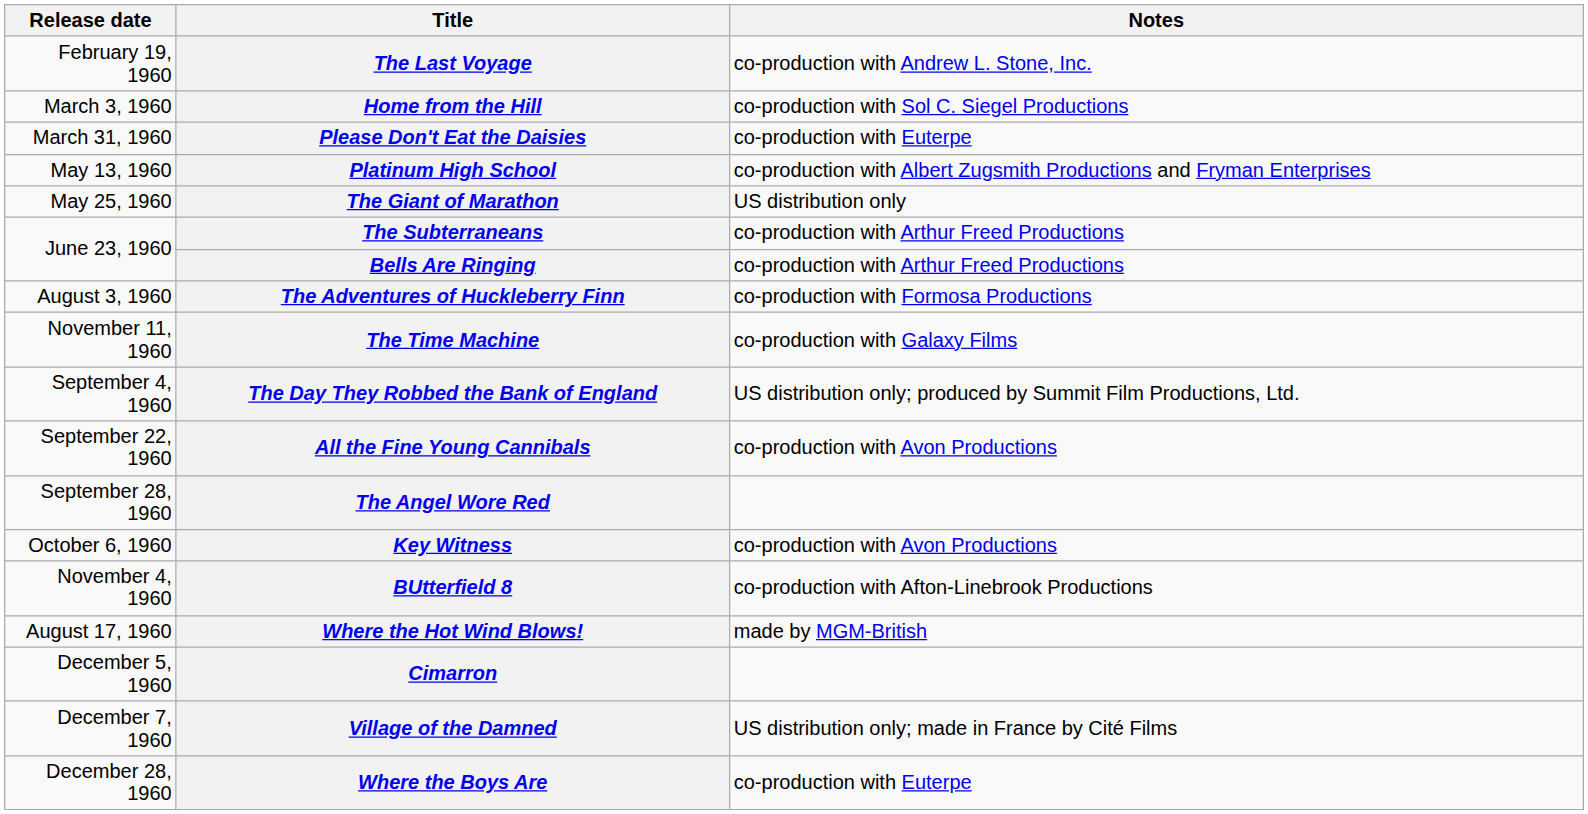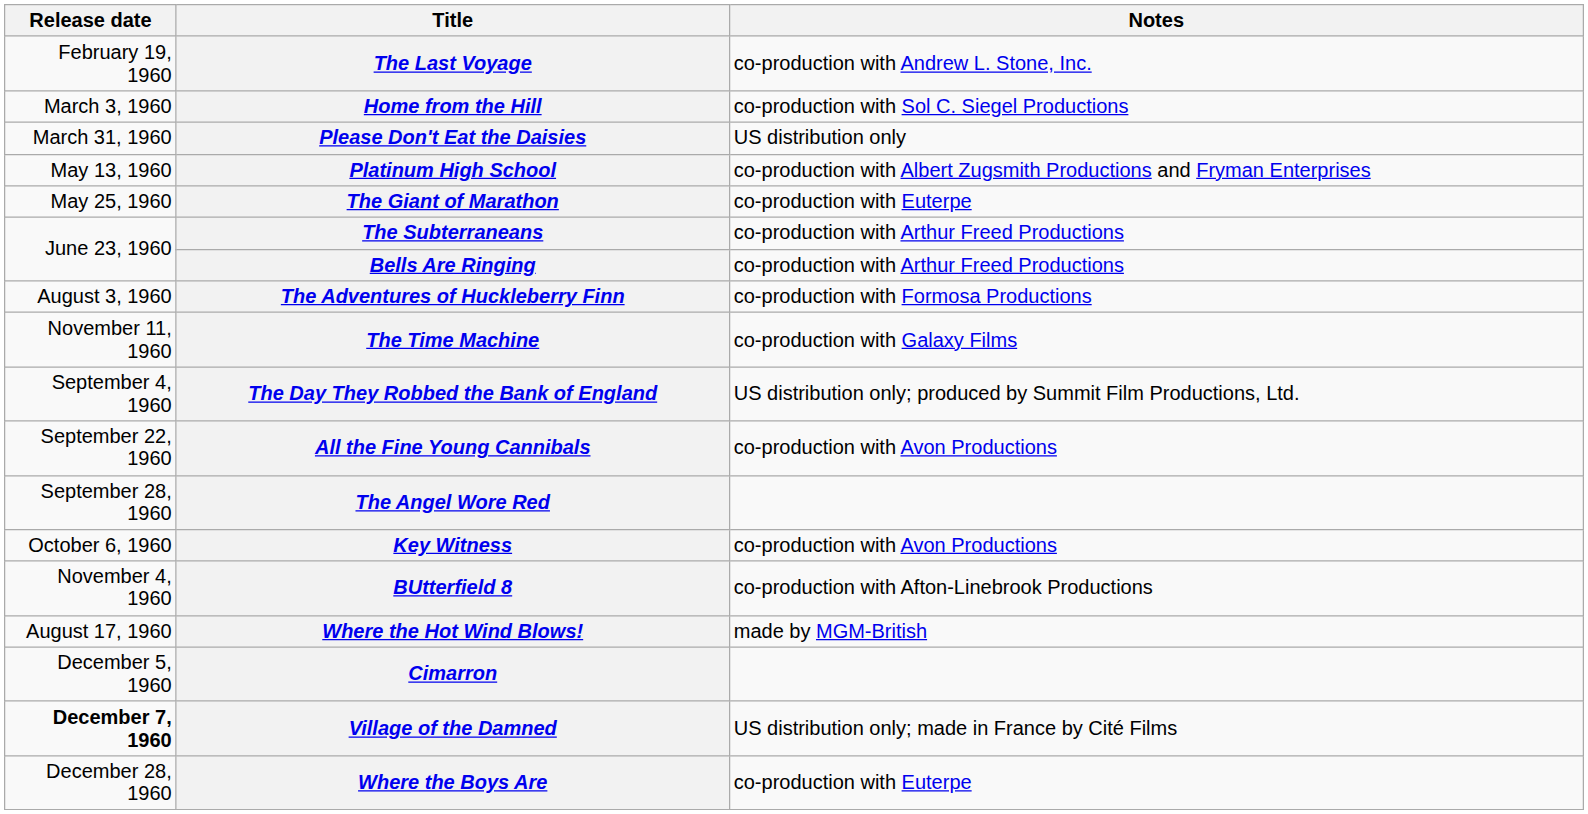(853, 138) co-production with Euterpe -> (820, 138) US distribution only
(820, 201) US distribution only -> (853, 201) co-production with Euterpe
(114, 728) normal -> (112, 728) bold
